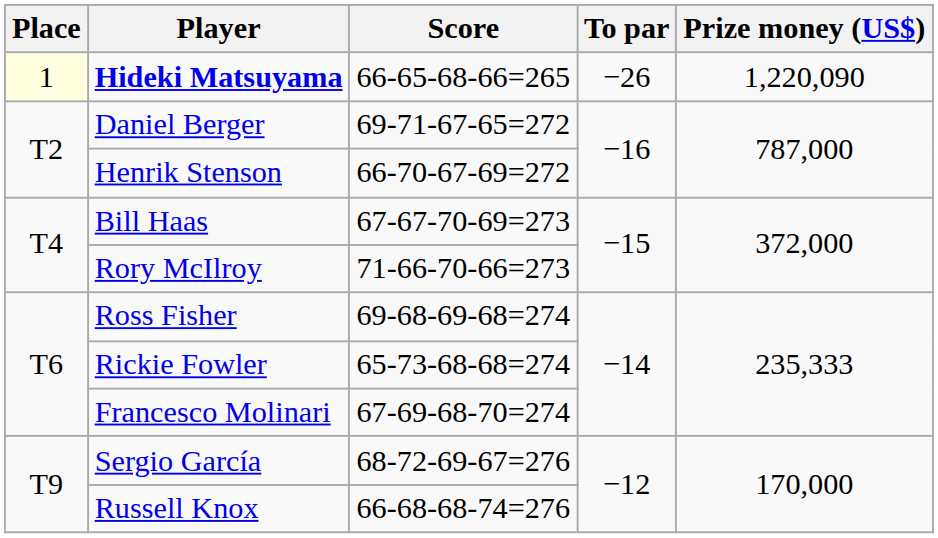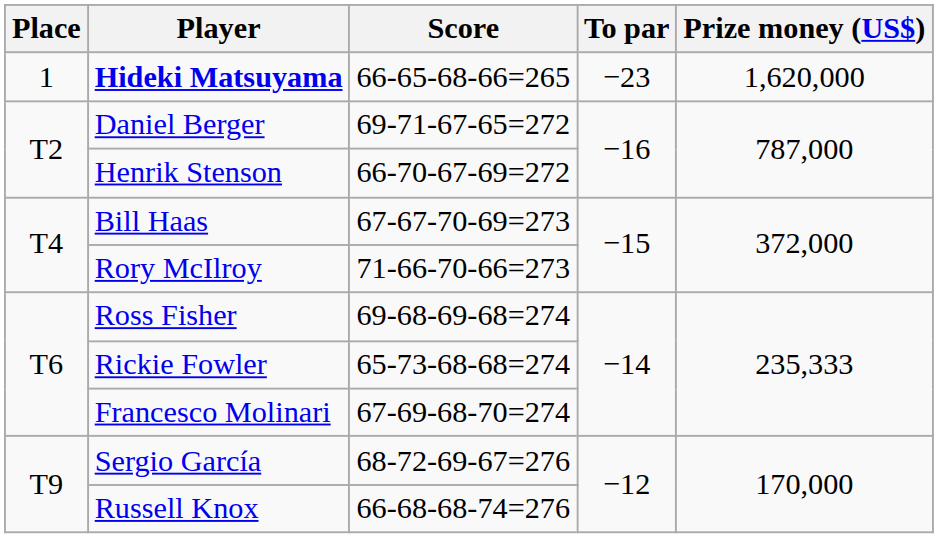(46, 76) lightyellow background -> (46, 76) no background
(627, 76) −26 -> (627, 76) −23
(804, 76) 1,220,090 -> (804, 76) 1,620,000
